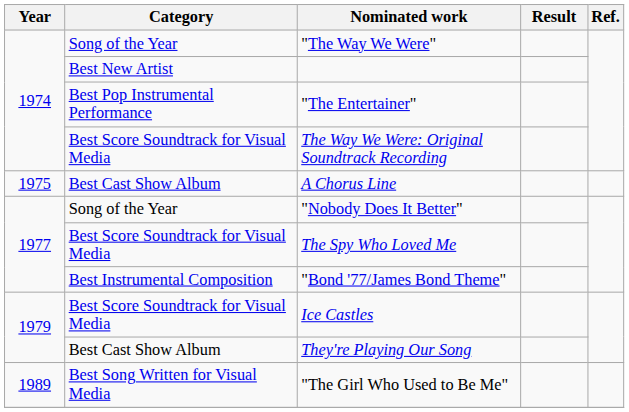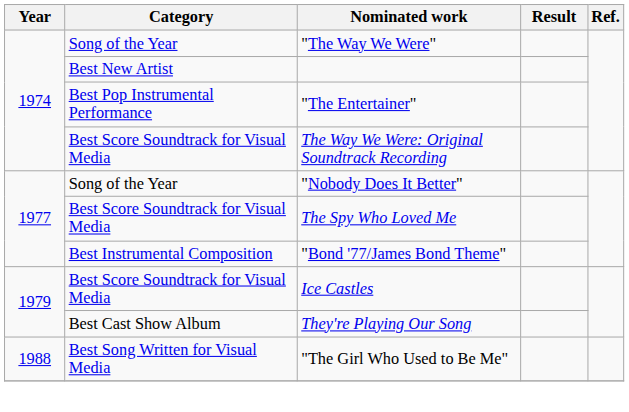- row: (145, 183)
(35, 384) 1989 -> (35, 358) 1988
